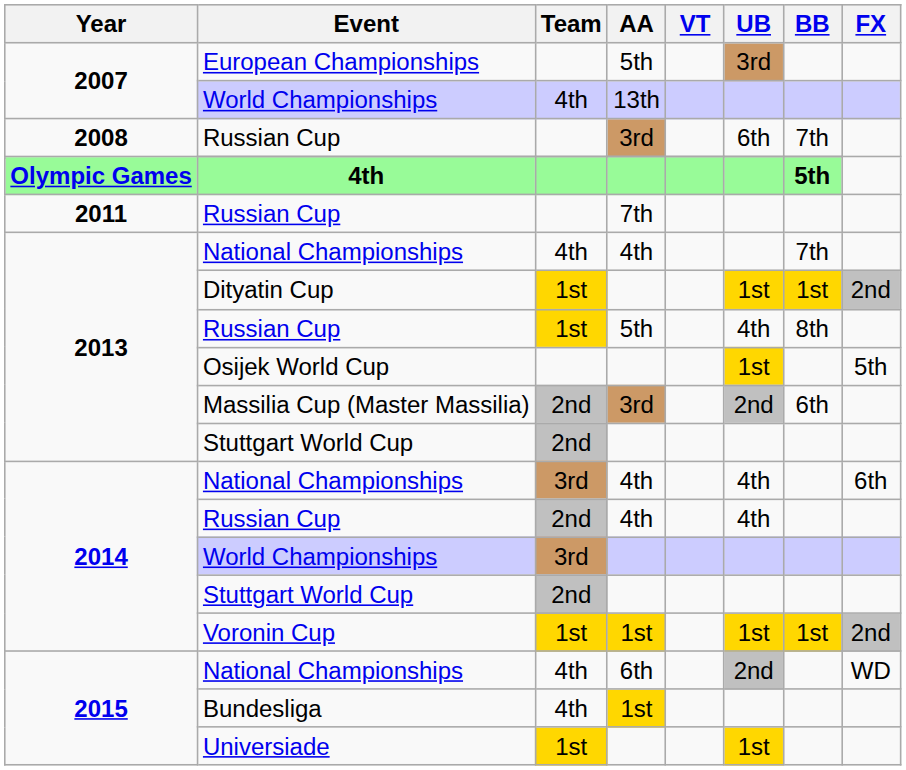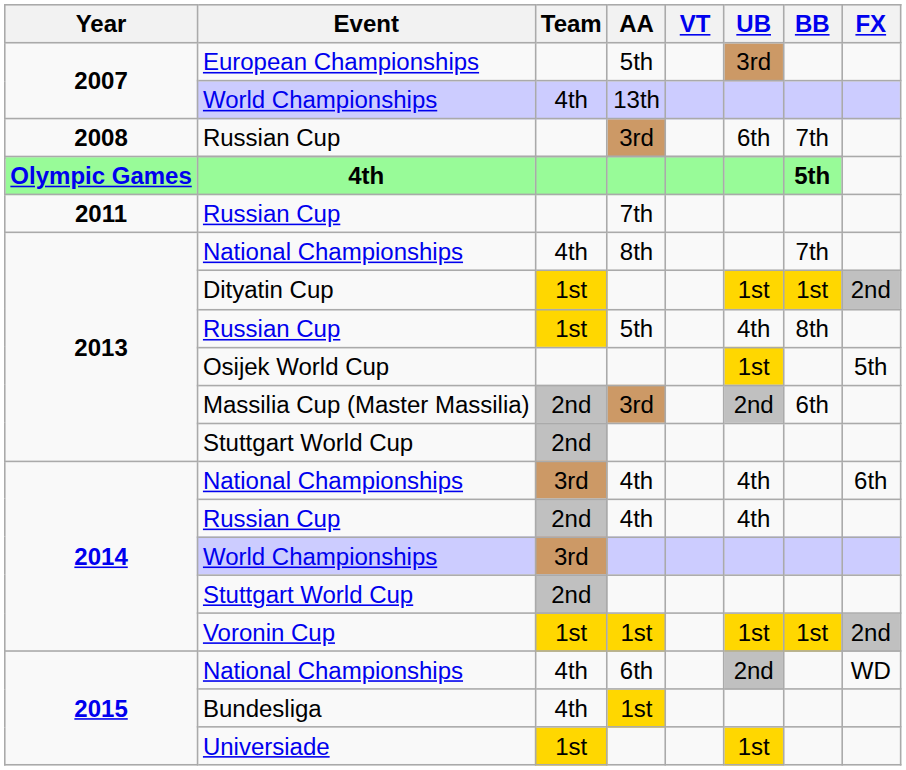(637, 252) 4th -> (637, 252) 8th
